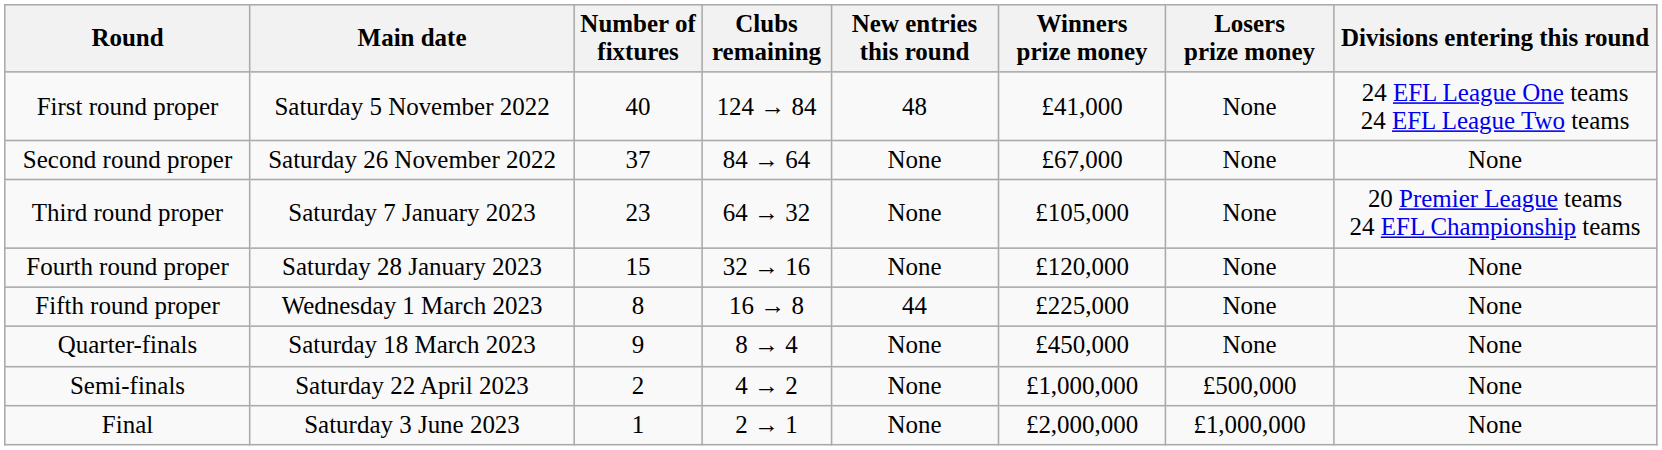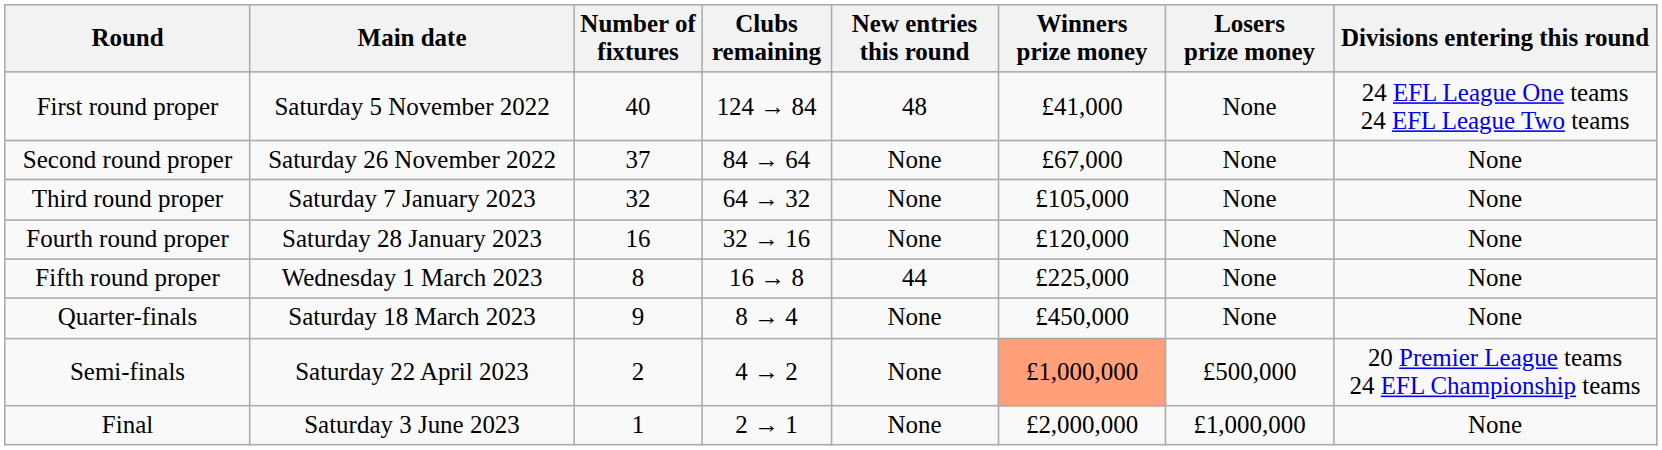(638, 213) 23 -> (638, 199) 32
(1495, 213) 20 Premier League teams 24 EFL Championship teams -> (1495, 199) None
(638, 266) 15 -> (638, 238) 16
(1082, 385) no background -> (1082, 371) lightsalmon background
(1495, 385) None -> (1495, 371) 20 Premier League teams 24 EFL Championship teams
